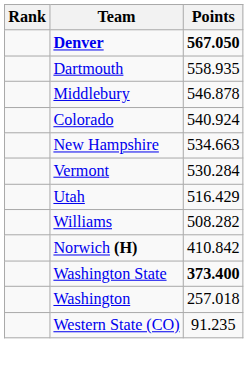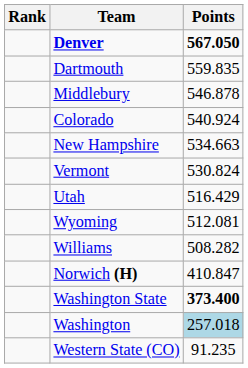(213, 68) 558.935 -> (213, 68) 559.835
(213, 171) 530.284 -> (213, 171) 530.824
+ row: (85, 222)
(213, 247) 410.842 -> (213, 273) 410.847
(213, 299) no background -> (213, 324) lightblue background
